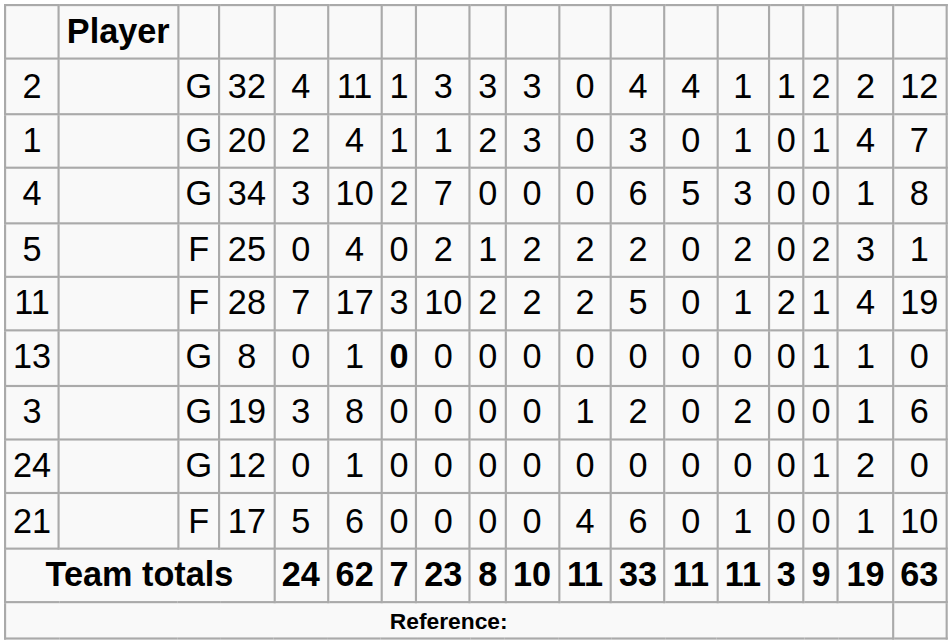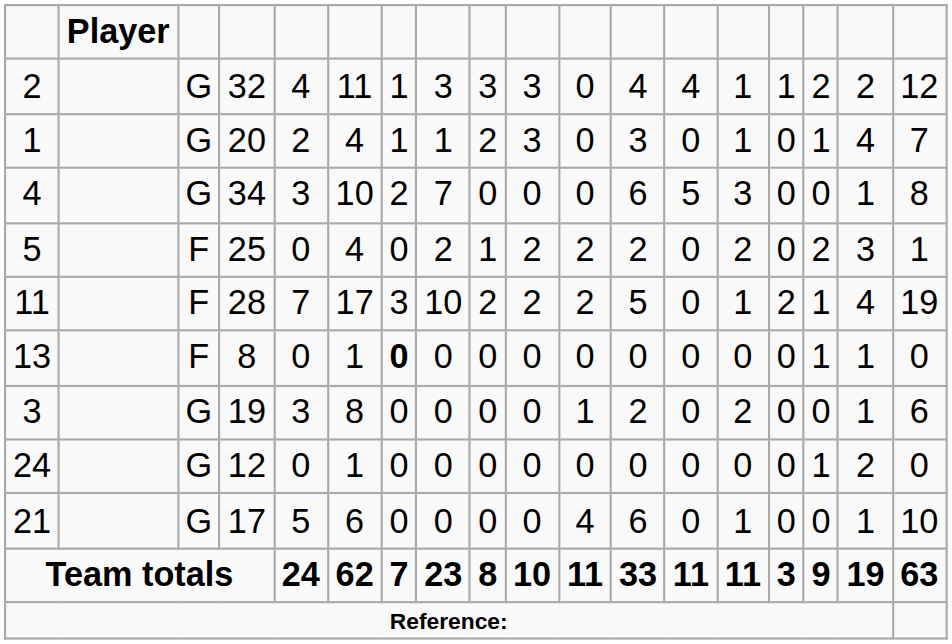(199, 357) G -> (199, 357) F
(199, 520) F -> (199, 520) G
